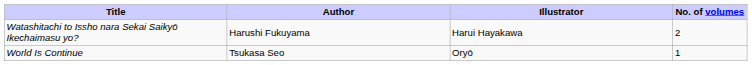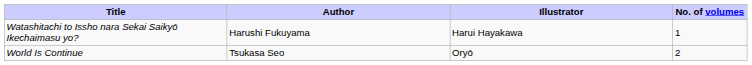(678, 32) 2 -> (678, 32) 1
(678, 53) 1 -> (678, 53) 2
